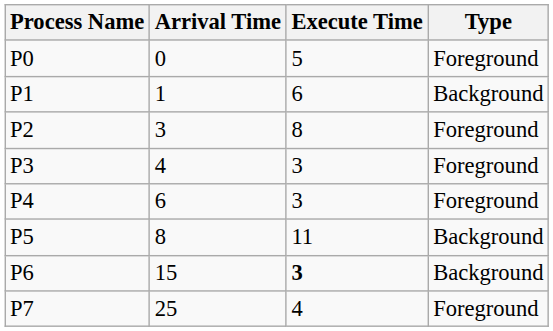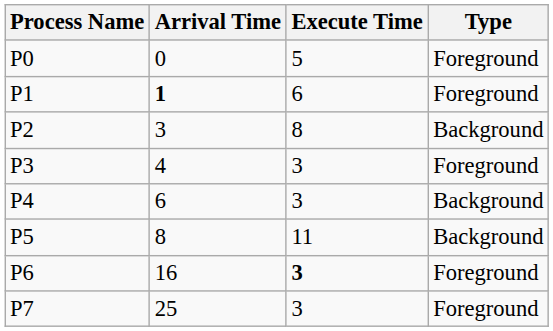(160, 93) normal -> (160, 93) bold
(488, 93) Background -> (486, 93) Foreground
(486, 129) Foreground -> (488, 129) Background
(486, 201) Foreground -> (488, 201) Background
(166, 272) 15 -> (166, 272) 16
(488, 272) Background -> (486, 272) Foreground
(297, 308) 4 -> (297, 308) 3
